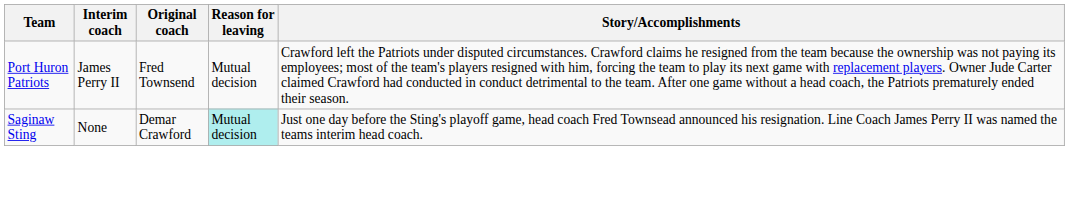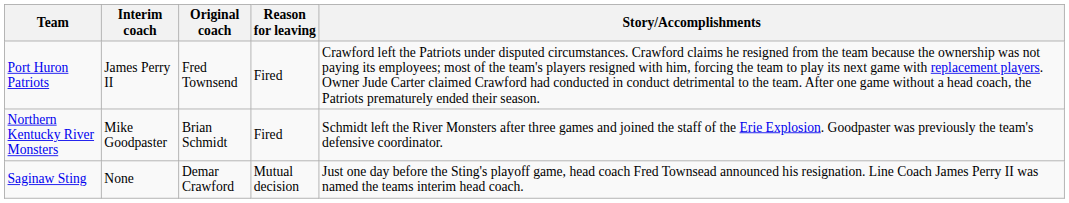(234, 75) Mutual decision -> (268, 75) Fired
+ row: (51, 134)
(234, 127) paleturquoise background -> (276, 179) no background
